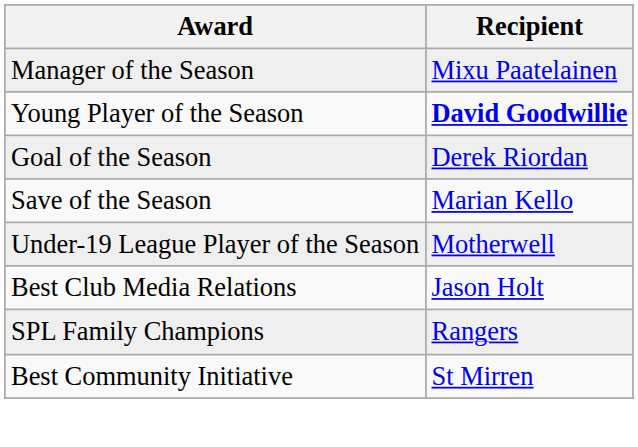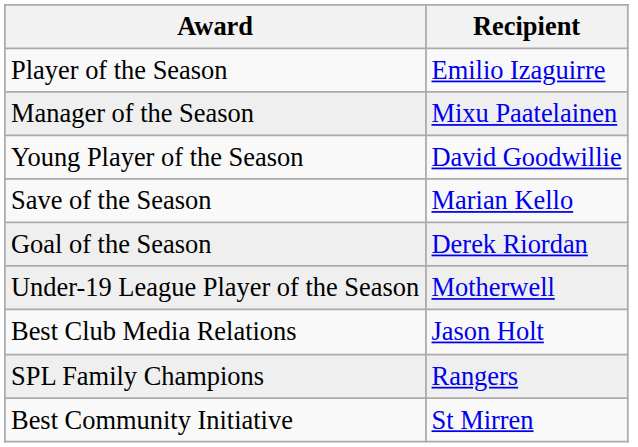+ row: (119, 70)
(530, 113) bold -> (527, 157) normal
rows swapped: (111, 157) <-> (111, 200)
